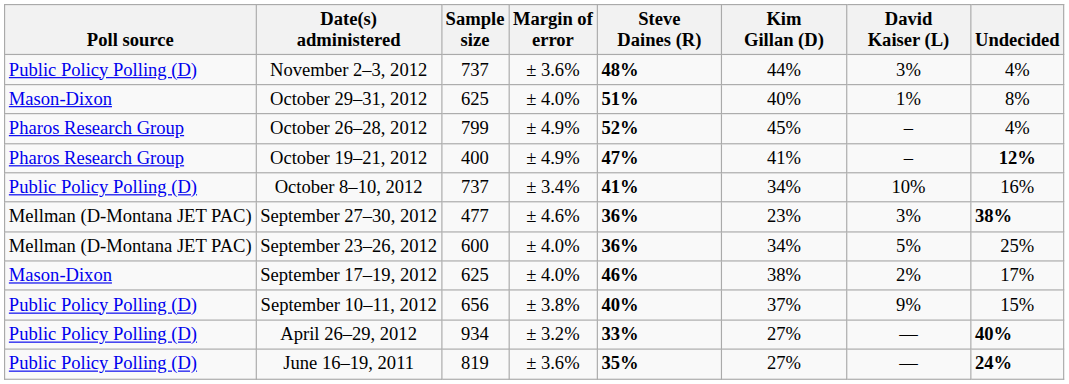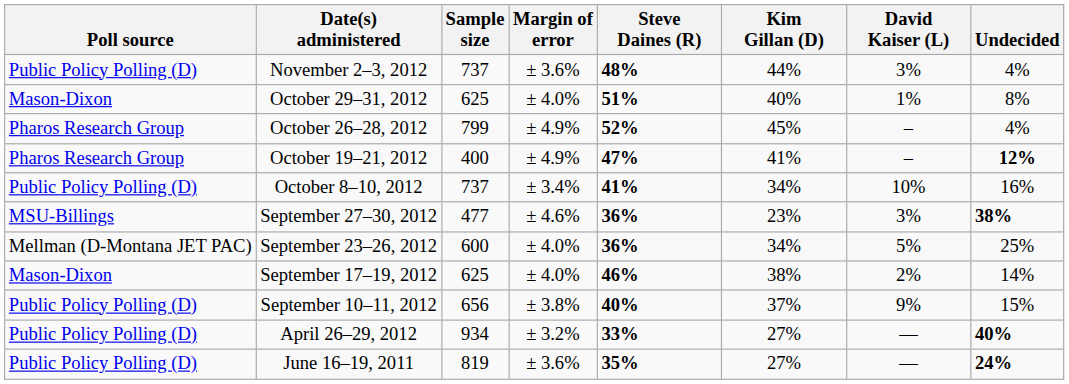(130, 216) Mellman (D-Montana JET PAC) -> (61, 216) MSU-Billings
(1017, 275) 17% -> (1017, 275) 14%
